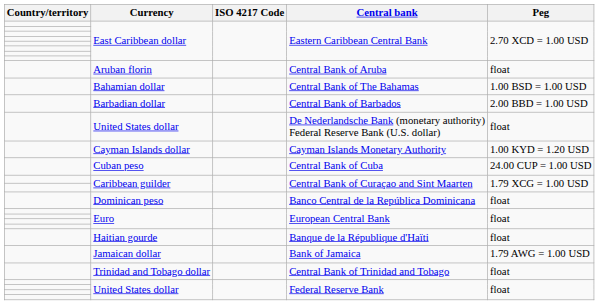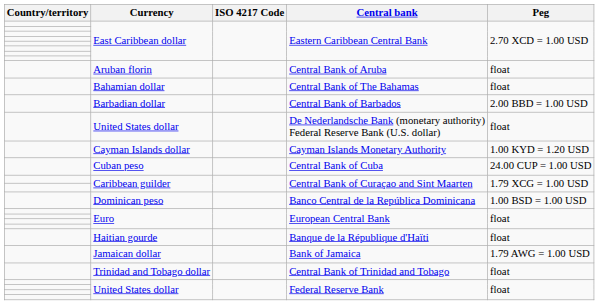(538, 86) 1.00 BSD = 1.00 USD -> (500, 86) float
(500, 200) float -> (538, 200) 1.00 BSD = 1.00 USD
